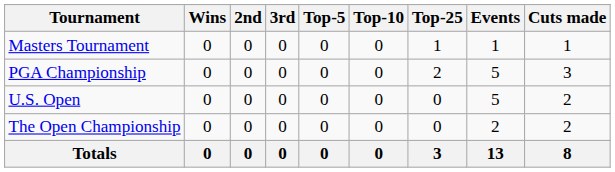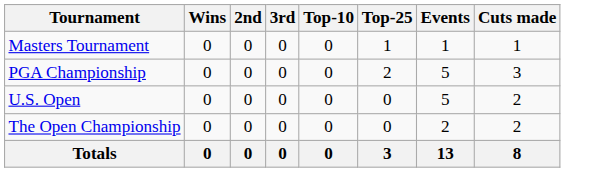- column: (324, 18)
